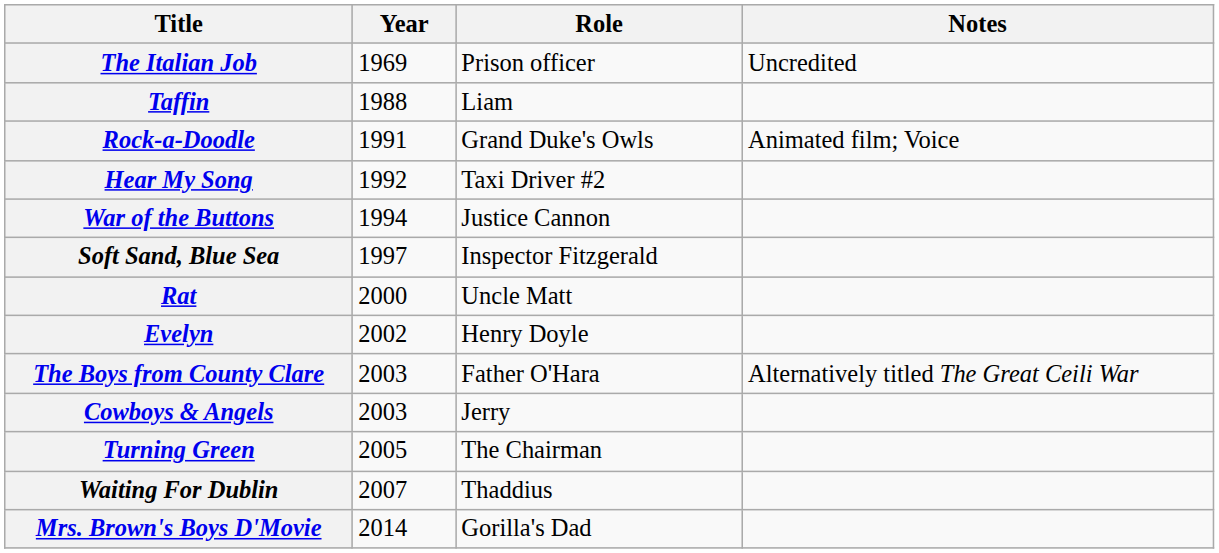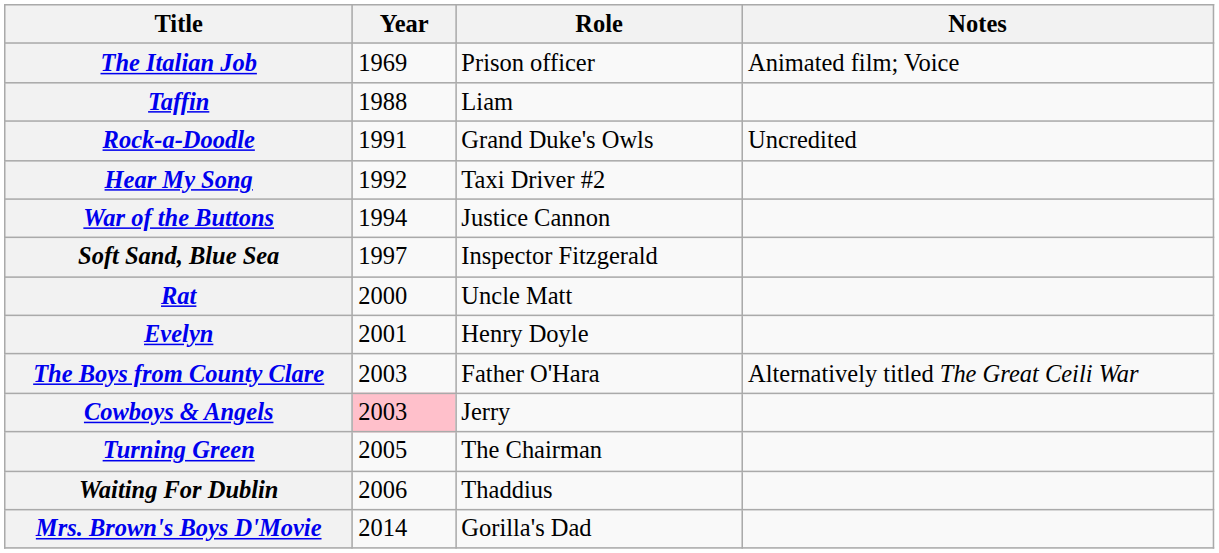(802, 62) Uncredited -> (854, 62) Animated film; Voice
(854, 140) Animated film; Voice -> (802, 140) Uncredited
(383, 334) 2002 -> (383, 334) 2001
(383, 412) no background -> (383, 412) pink background
(383, 489) 2007 -> (383, 489) 2006
